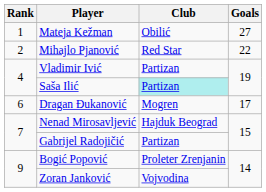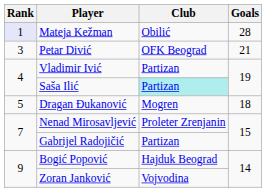(20, 31) no background -> (20, 31) lavender background
(245, 31) 27 -> (245, 31) 28
- row: (79, 50)
+ row: (65, 50)
(20, 104) 6 -> (20, 104) 5
(245, 104) 17 -> (245, 104) 18
(179, 123) Hajduk Beograd -> (184, 123) Proleter Zrenjanin
(184, 159) Proleter Zrenjanin -> (179, 159) Hajduk Beograd
